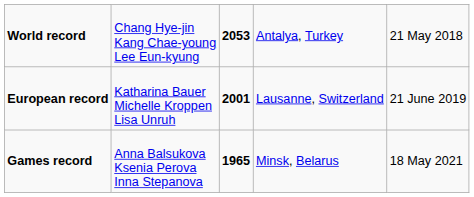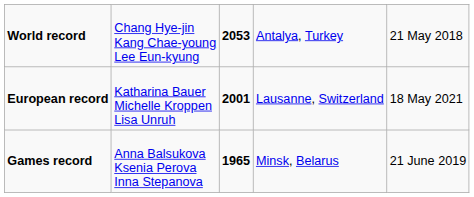(428, 98) 21 June 2019 -> (426, 98) 18 May 2021
(426, 161) 18 May 2021 -> (428, 161) 21 June 2019
